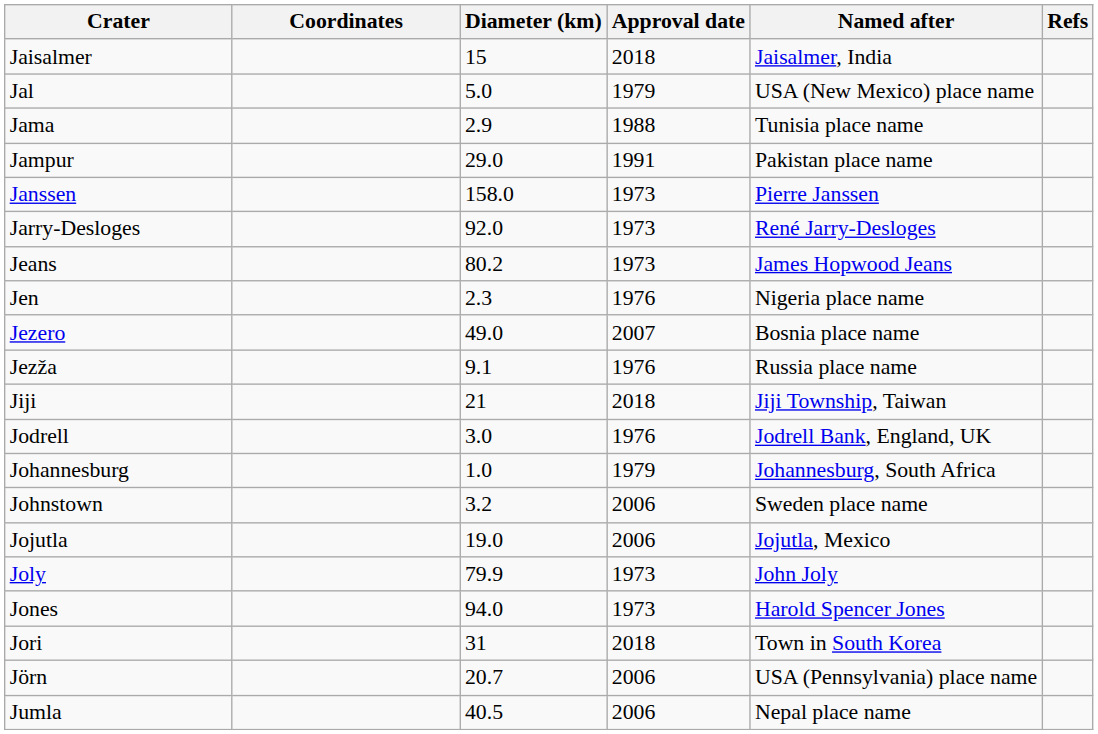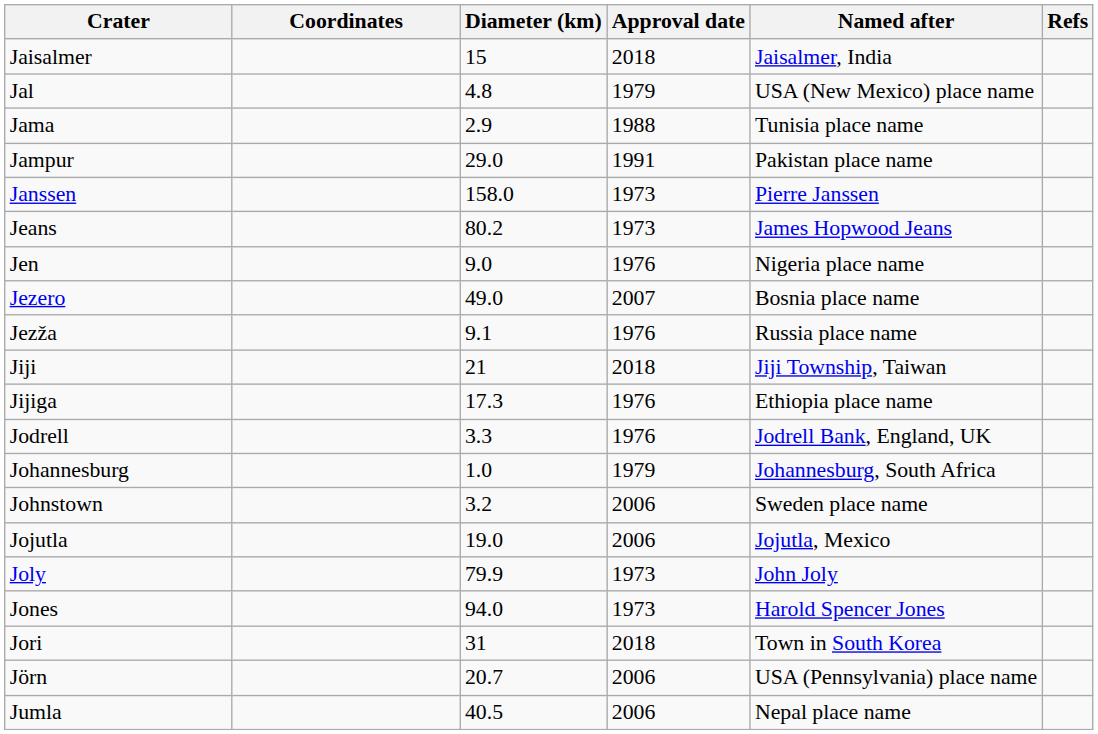(479, 90) 5.0 -> (479, 90) 4.8
- row: (75, 228)
(479, 297) 2.3 -> (479, 263) 9.0
+ row: (33, 401)
(479, 435) 3.0 -> (479, 435) 3.3
